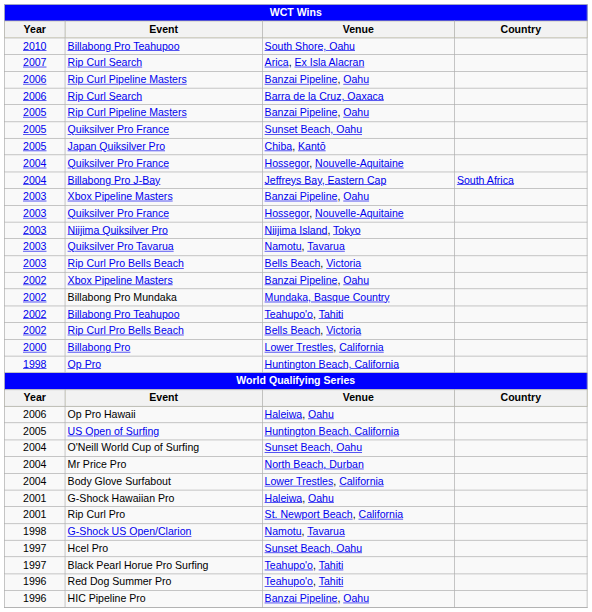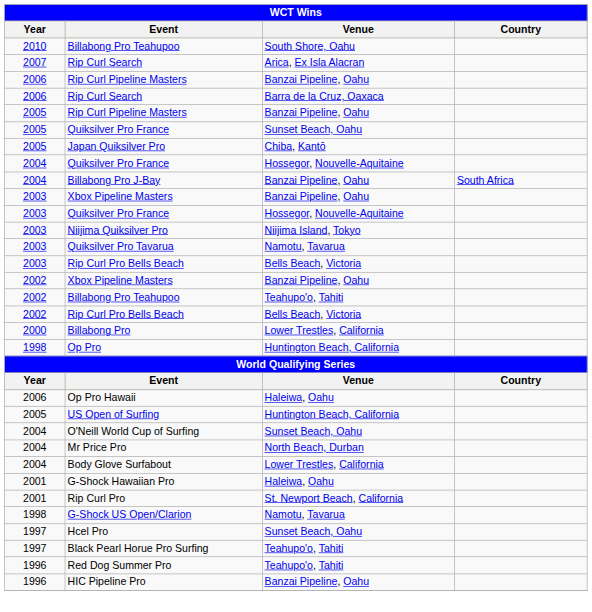(325, 180) Jeffreys Bay, Eastern Cap -> (317, 180) Banzai Pipeline, Oahu
- row: (35, 297)
